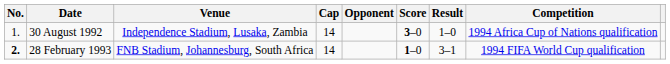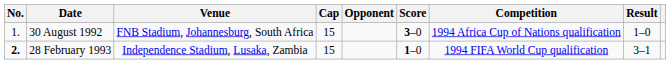columns swapped: (447, 13) <-> (563, 13)
(215, 31) Independence Stadium, Lusaka, Zambia -> (215, 31) FNB Stadium, Johannesburg, South Africa
(329, 31) 14 -> (329, 31) 15
(215, 50) FNB Stadium, Johannesburg, South Africa -> (215, 50) Independence Stadium, Lusaka, Zambia
(329, 50) 14 -> (329, 50) 15
